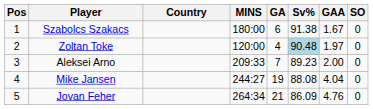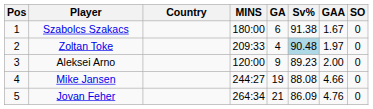(249, 46) 120:00 -> (249, 46) 209:33
(249, 63) 209:33 -> (249, 63) 120:00
(278, 63) 7 -> (278, 63) 9
(333, 79) 4.04 -> (333, 79) 4.66
